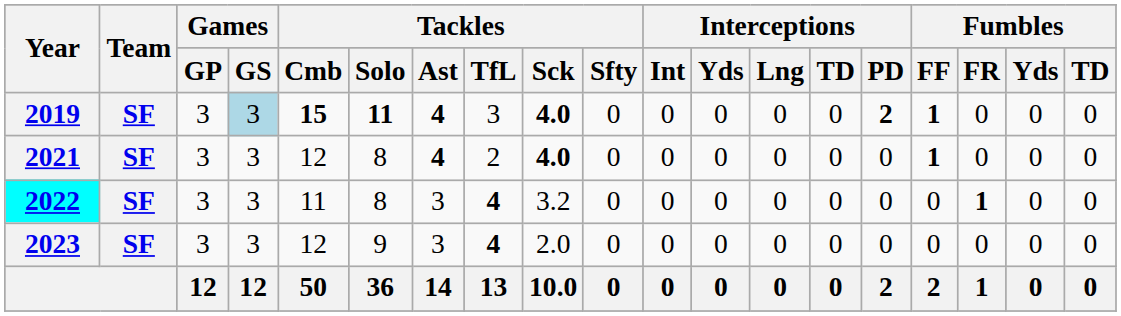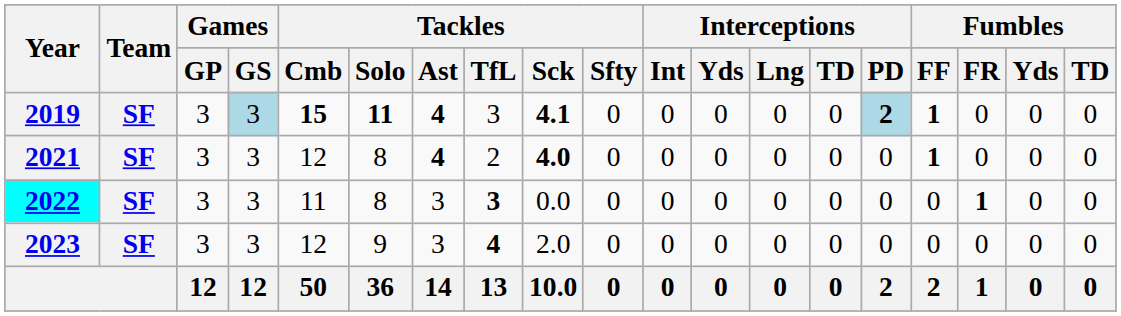(553, 113) 4.0 -> (553, 113) 4.1
(886, 113) no background -> (886, 113) lightblue background
(493, 200) 4 -> (493, 200) 3
(553, 200) 3.2 -> (553, 200) 0.0
